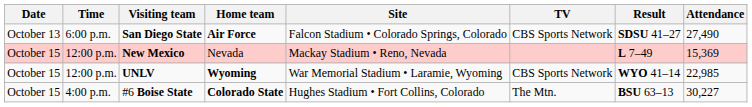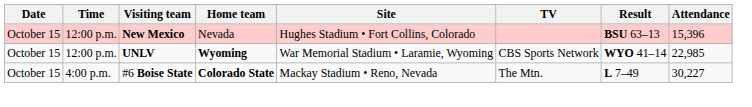- row: (162, 34)
(368, 53) Mackay Stadium • Reno, Nevada -> (377, 34) Hughes Stadium • Fort Collins, Colorado
(635, 53) L 7–49 -> (632, 34) BSU 63–13
(703, 53) 15,369 -> (688, 34) 15,396
(387, 92) Hughes Stadium • Fort Collins, Colorado -> (358, 73) Mackay Stadium • Reno, Nevada
(646, 92) BSU 63–13 -> (621, 73) L 7–49
